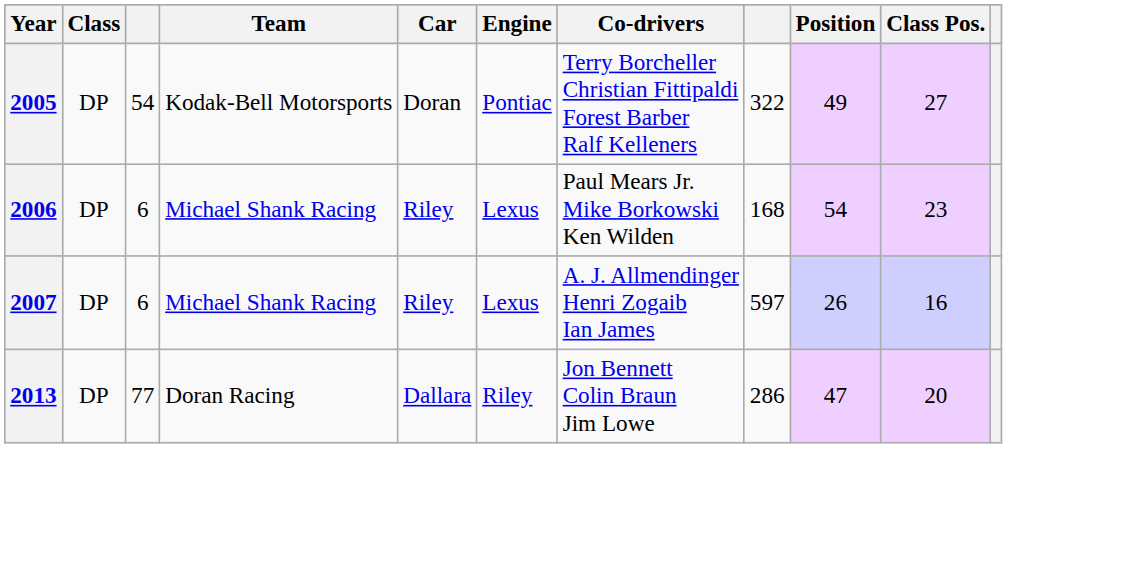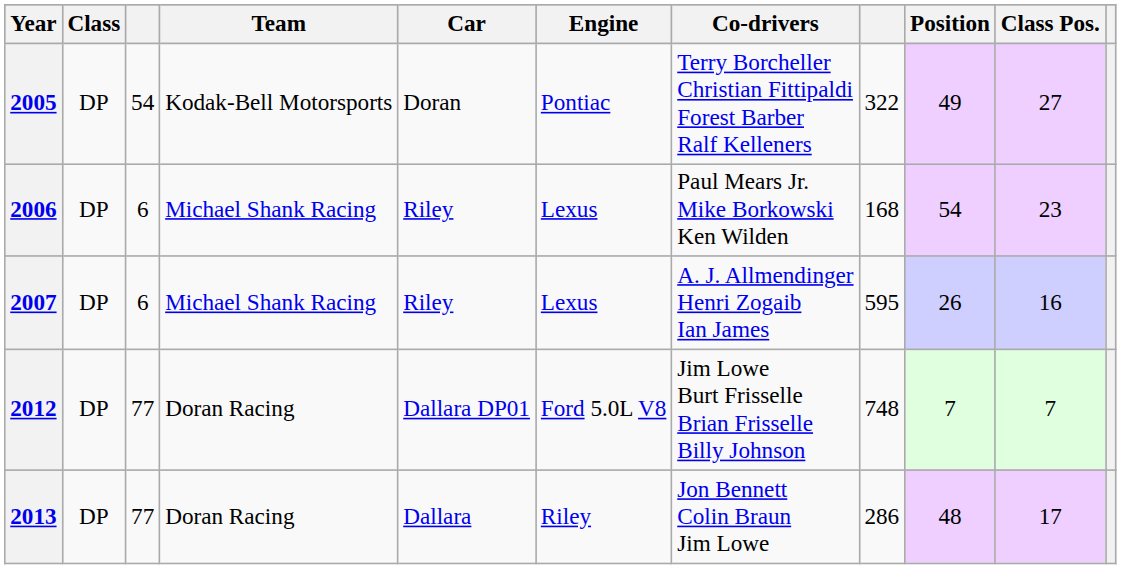(767, 302) 597 -> (882, 302) 595
+ row: (33, 409)
(835, 395) 47 -> (950, 516) 48
(936, 395) 20 -> (1050, 516) 17
